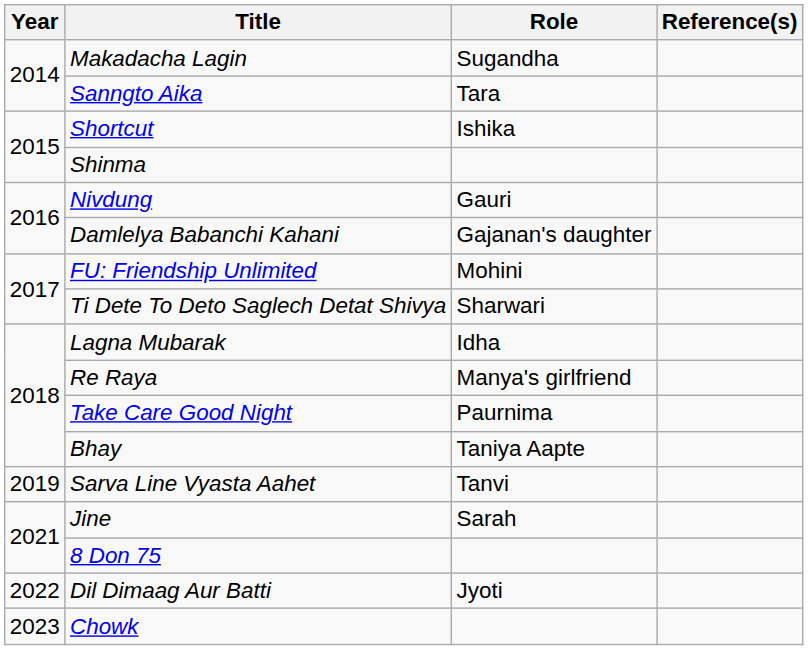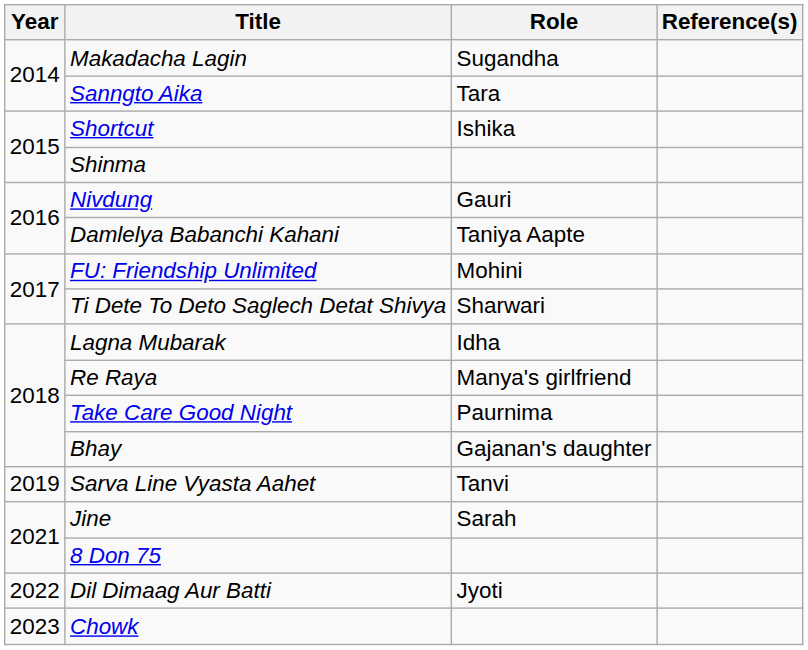(554, 235) Gajanan's daughter -> (521, 235) Taniya Aapte
(521, 448) Taniya Aapte -> (554, 448) Gajanan's daughter
